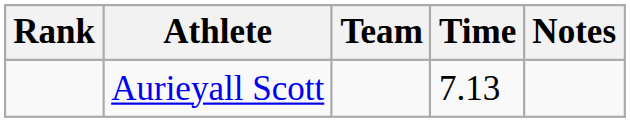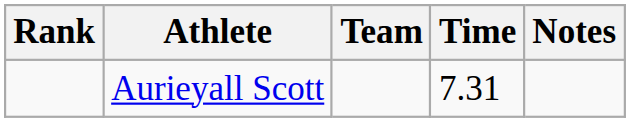(470, 87) 7.13 -> (470, 87) 7.31
